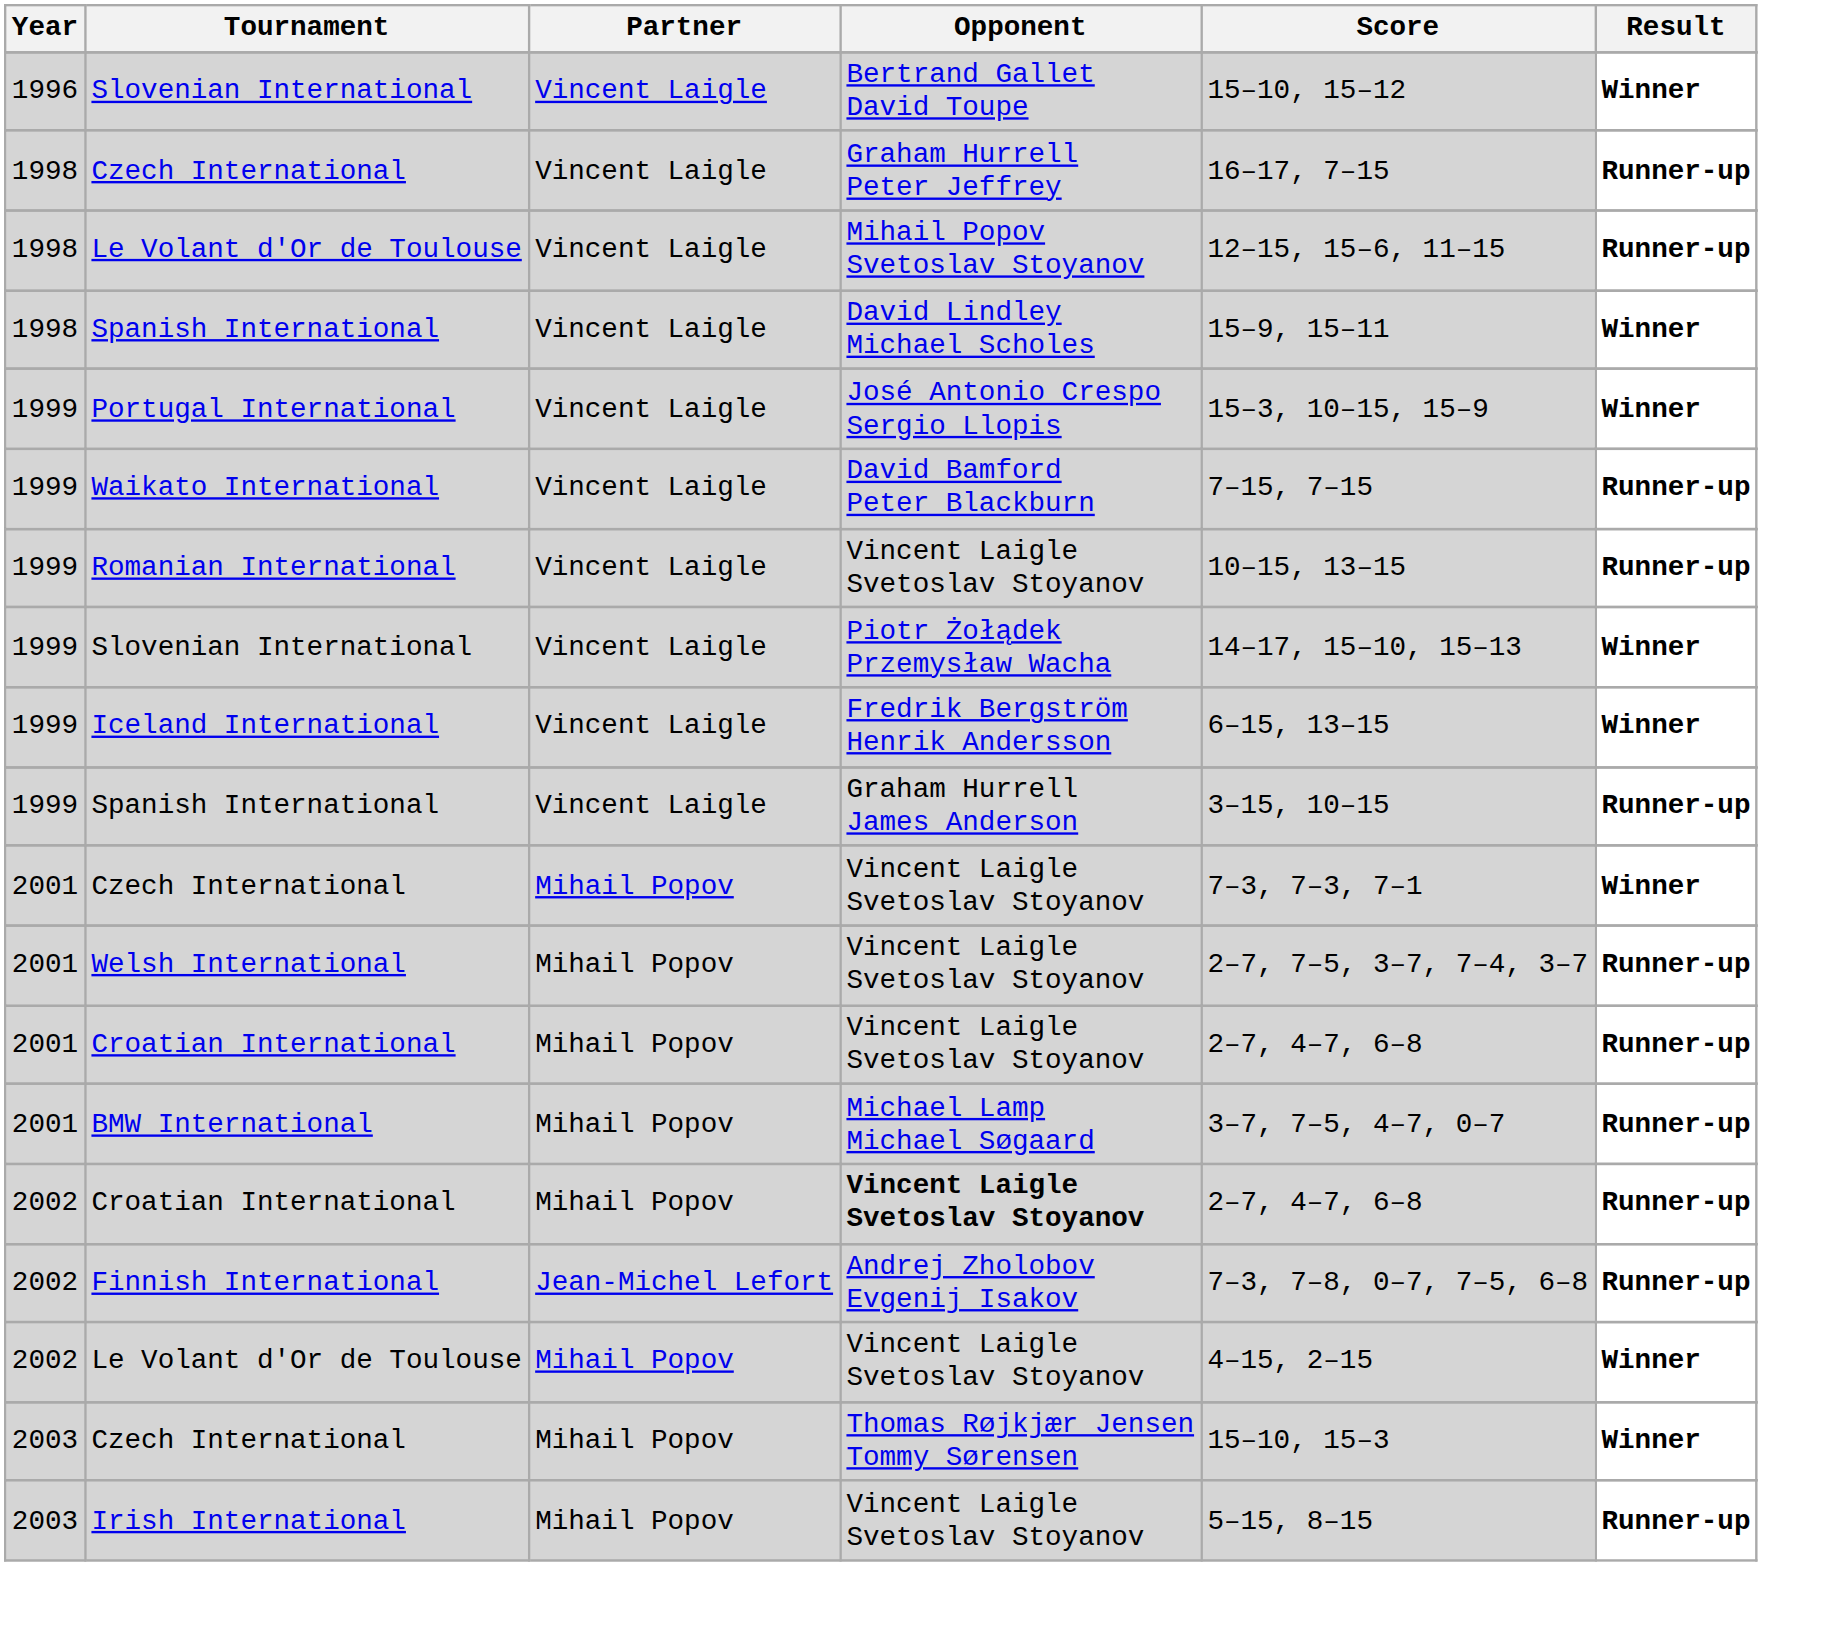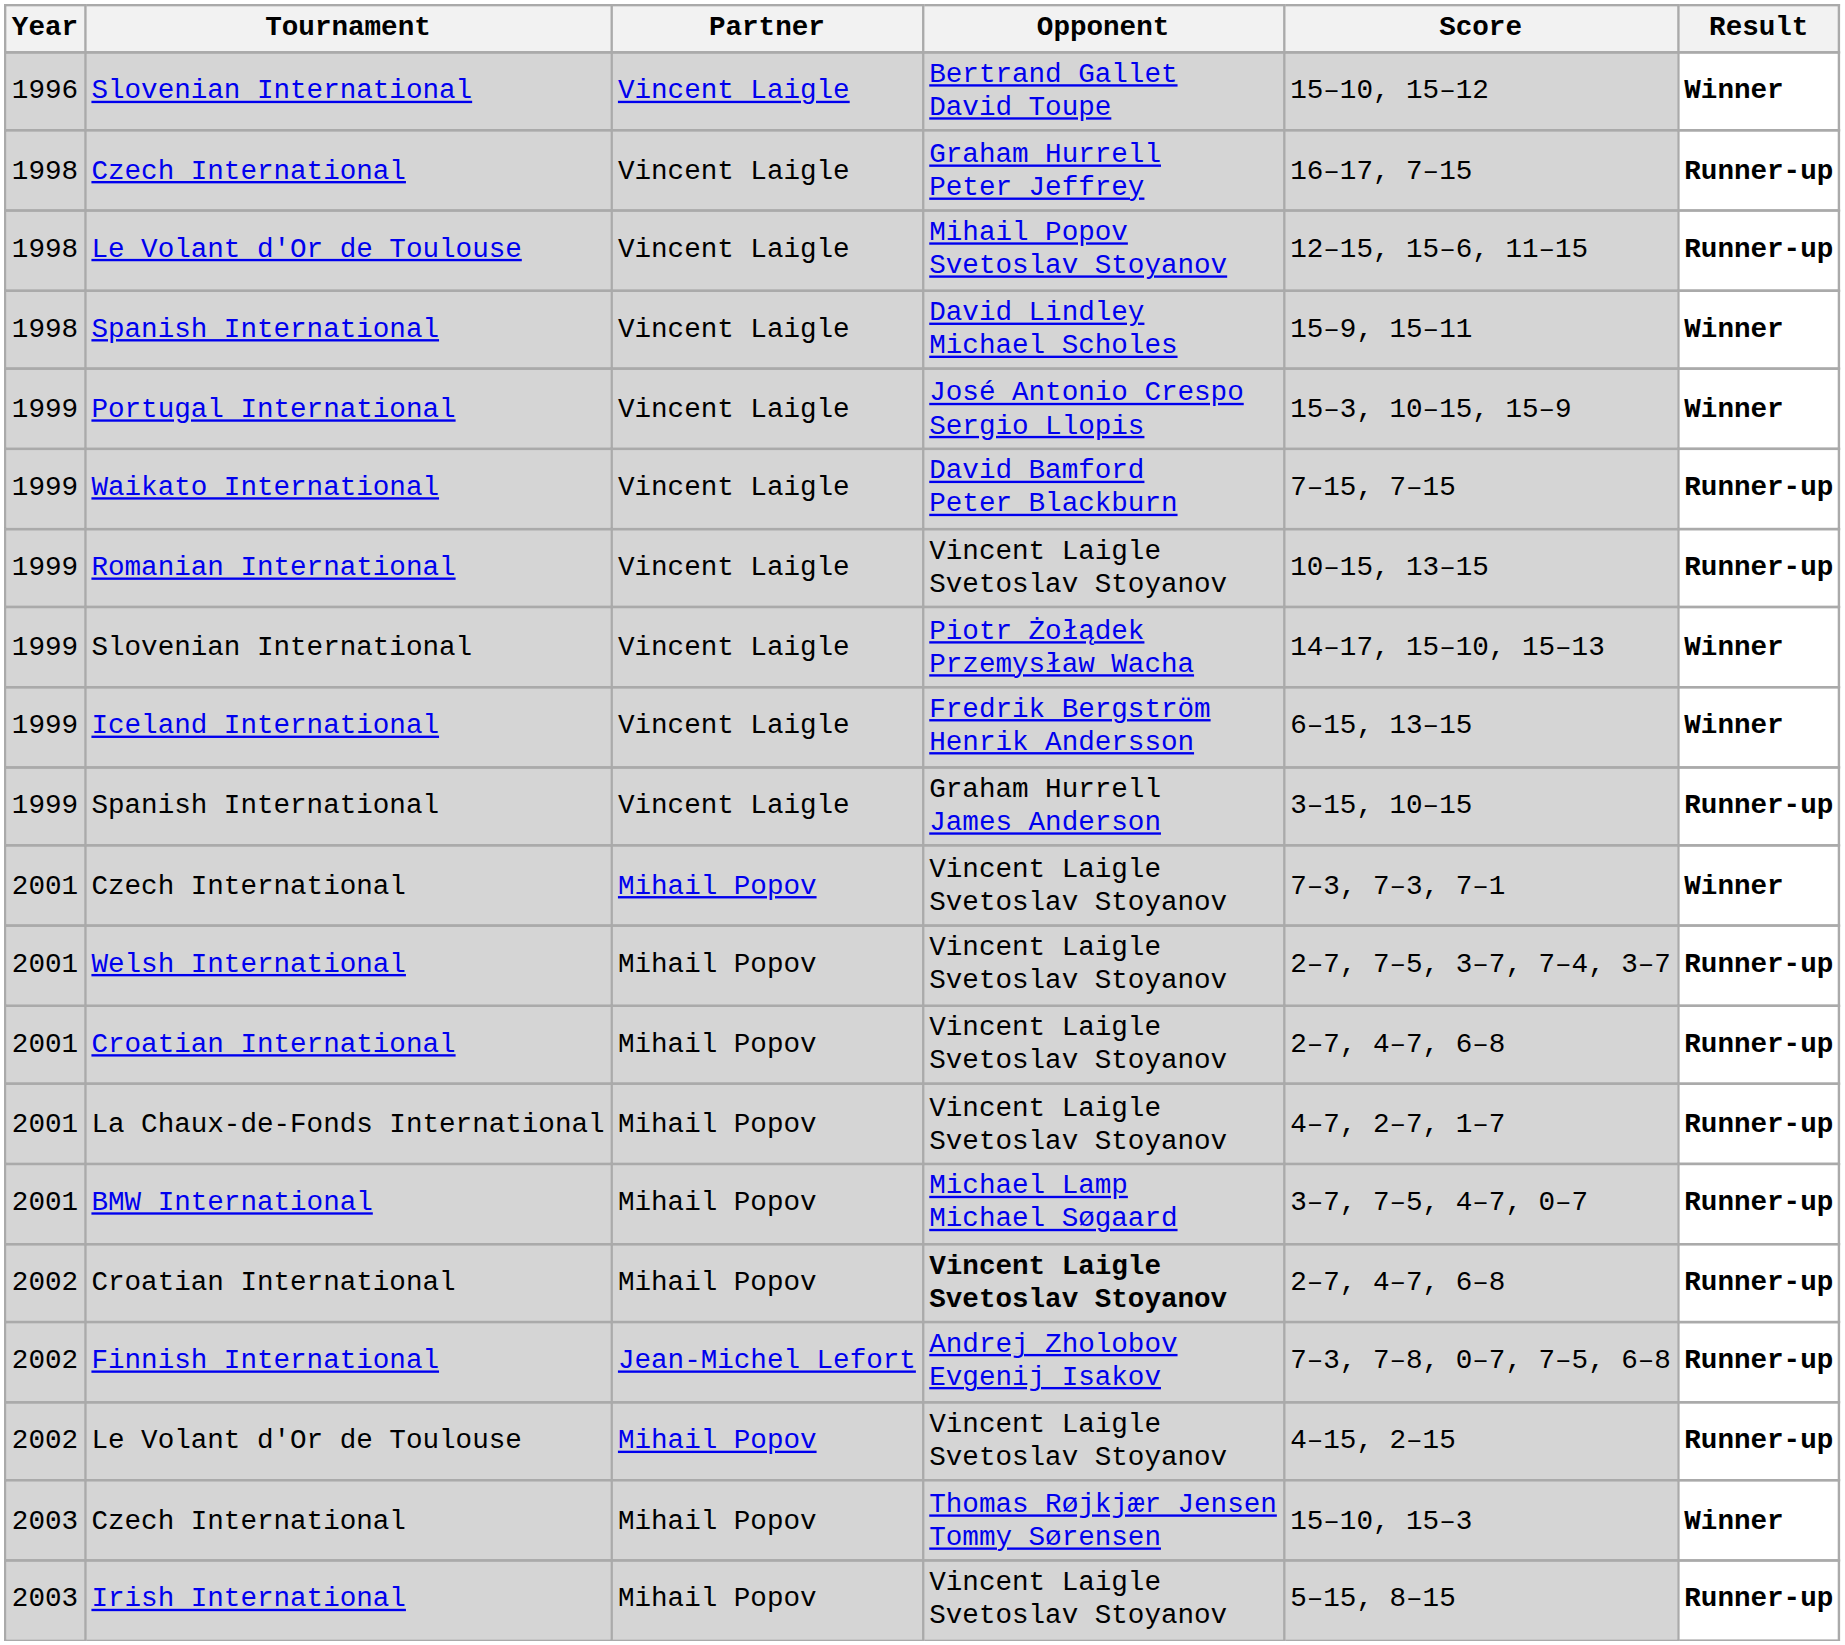+ row: (45, 1124)
(1651, 1362) Winner -> (1759, 1441) Runner-up
